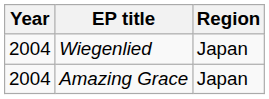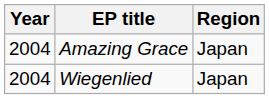rows swapped: (105, 49) <-> (124, 78)
